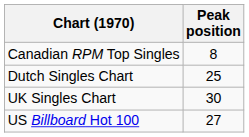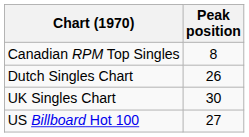(213, 76) 25 -> (213, 76) 26
